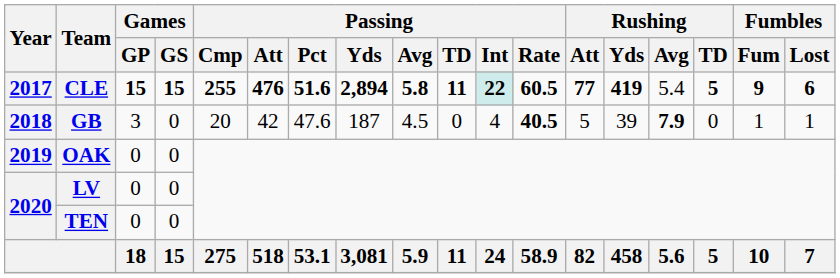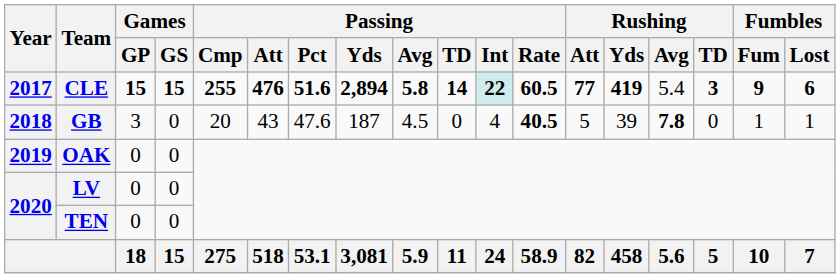(457, 88) 11 -> (457, 88) 14
(713, 88) 5 -> (713, 88) 3
(268, 121) 42 -> (268, 121) 43
(671, 121) 7.9 -> (671, 121) 7.8
